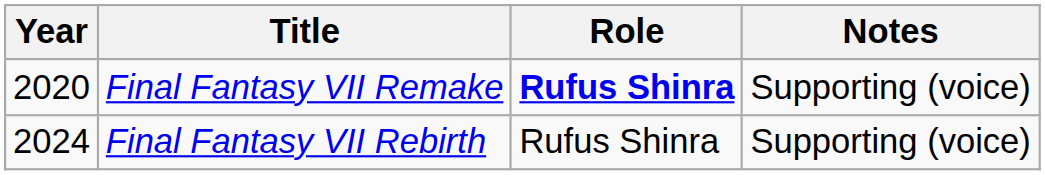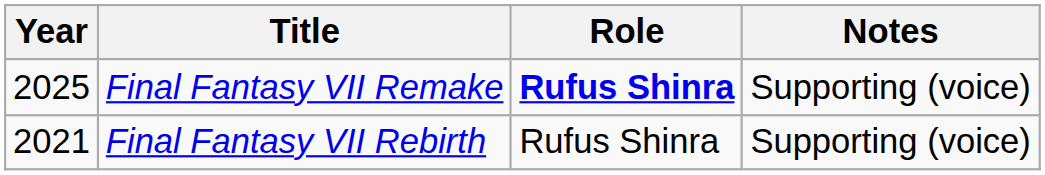(51, 86) 2020 -> (51, 86) 2025
(51, 141) 2024 -> (51, 141) 2021
